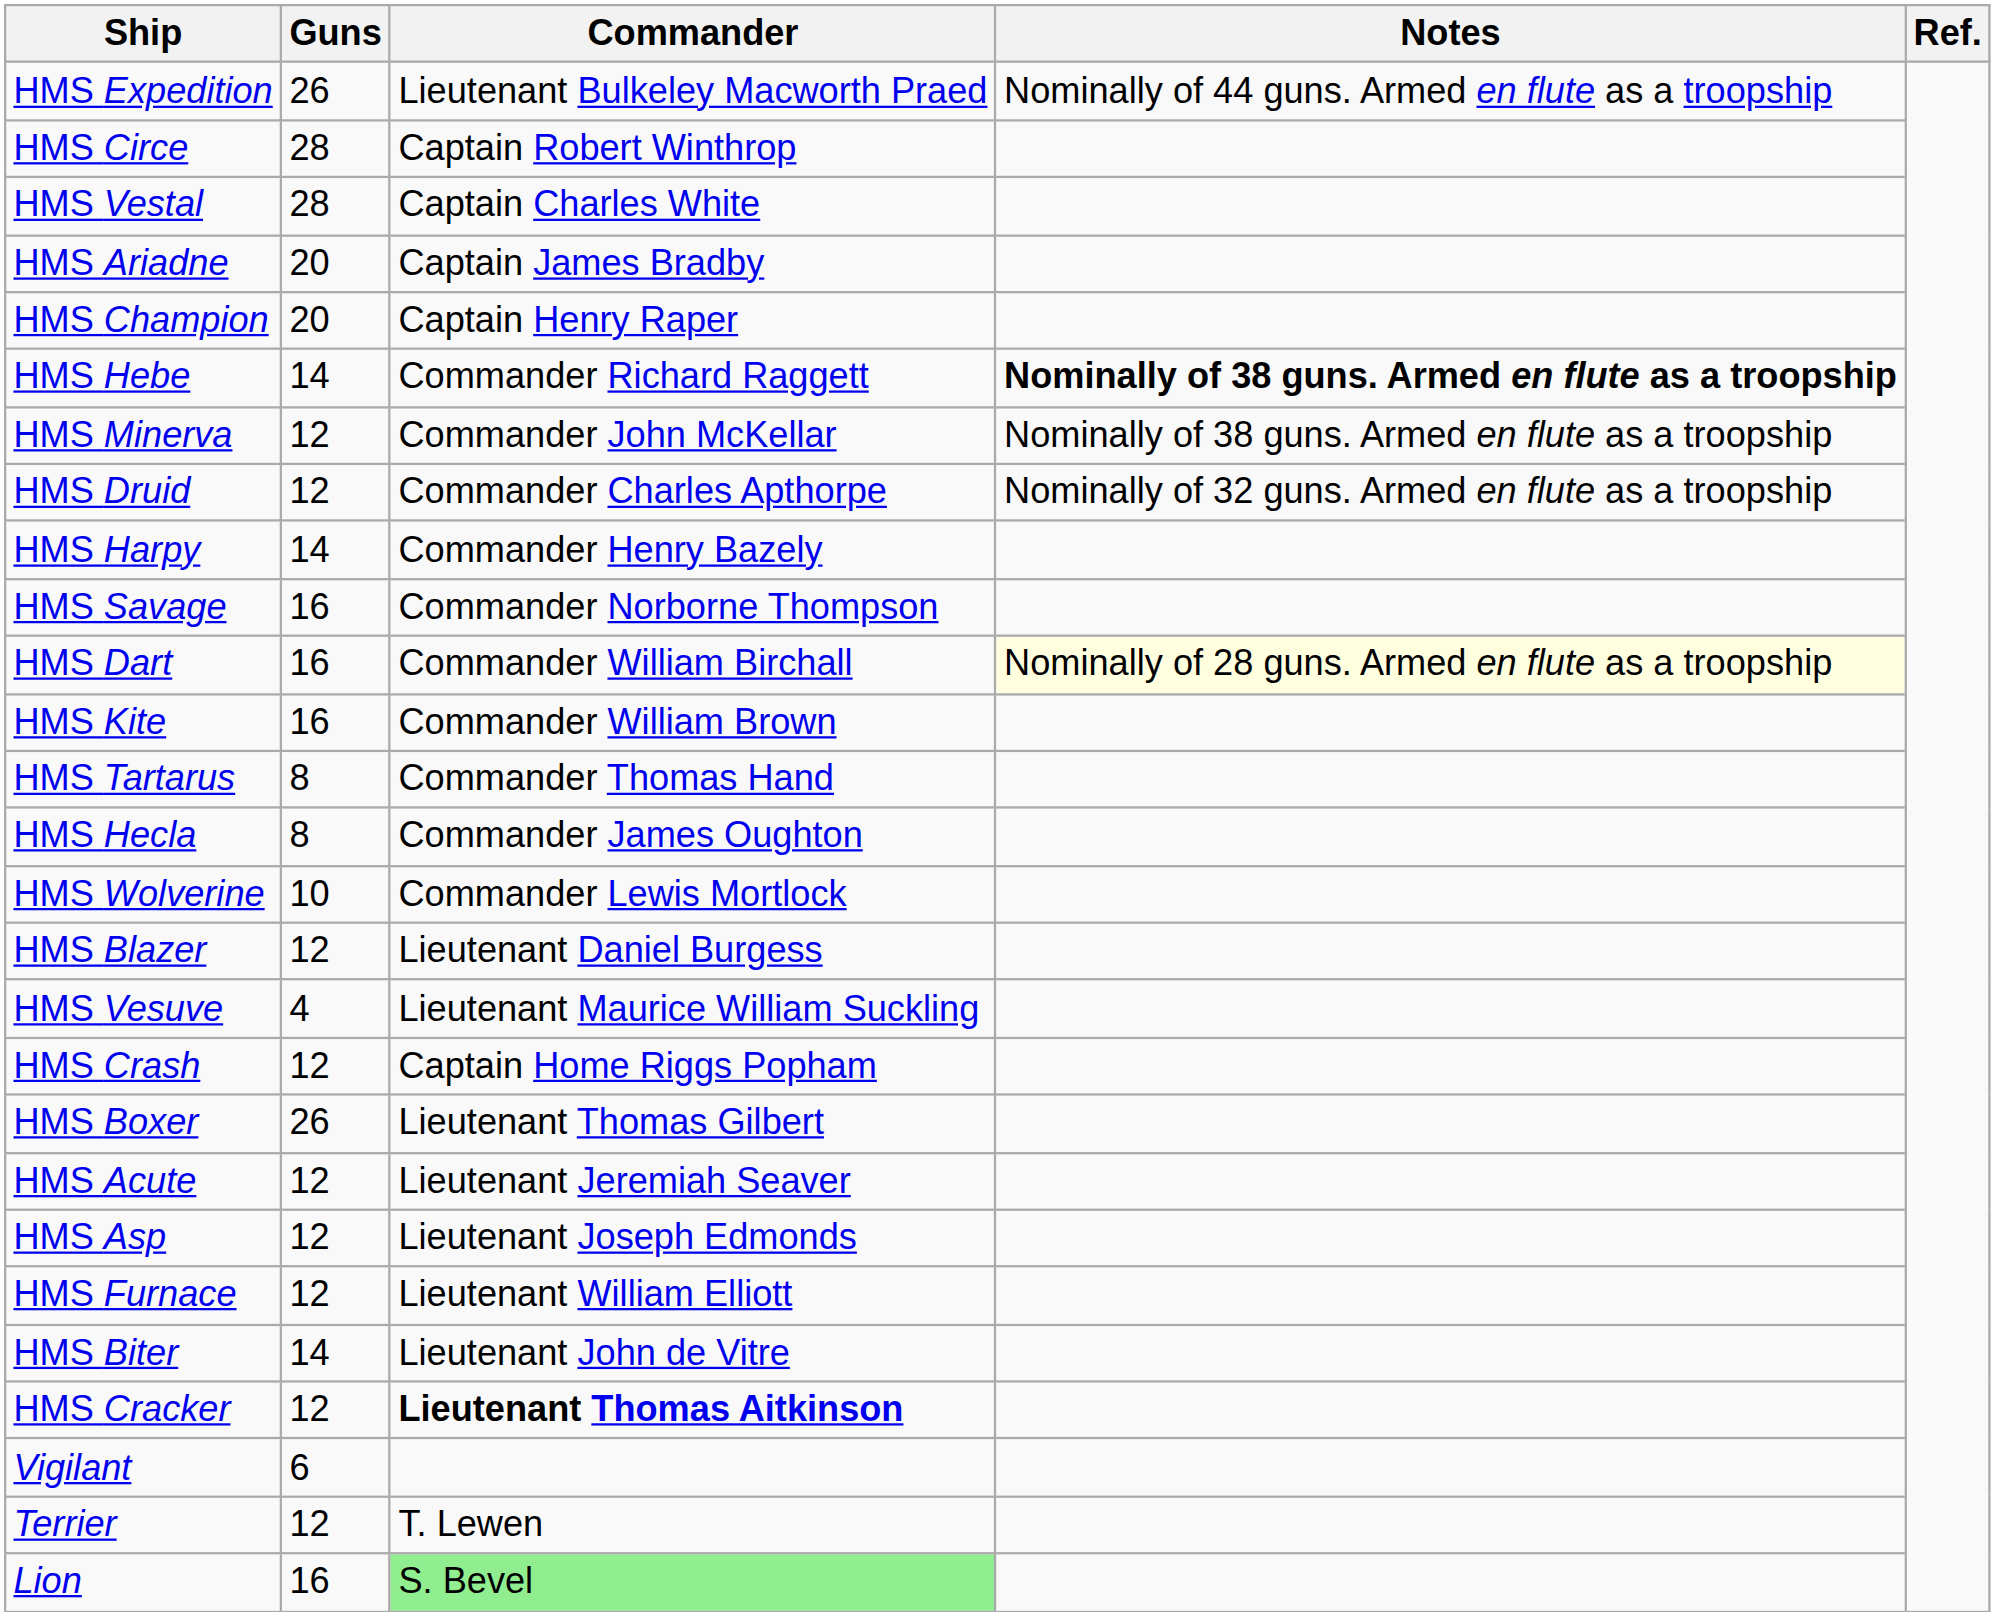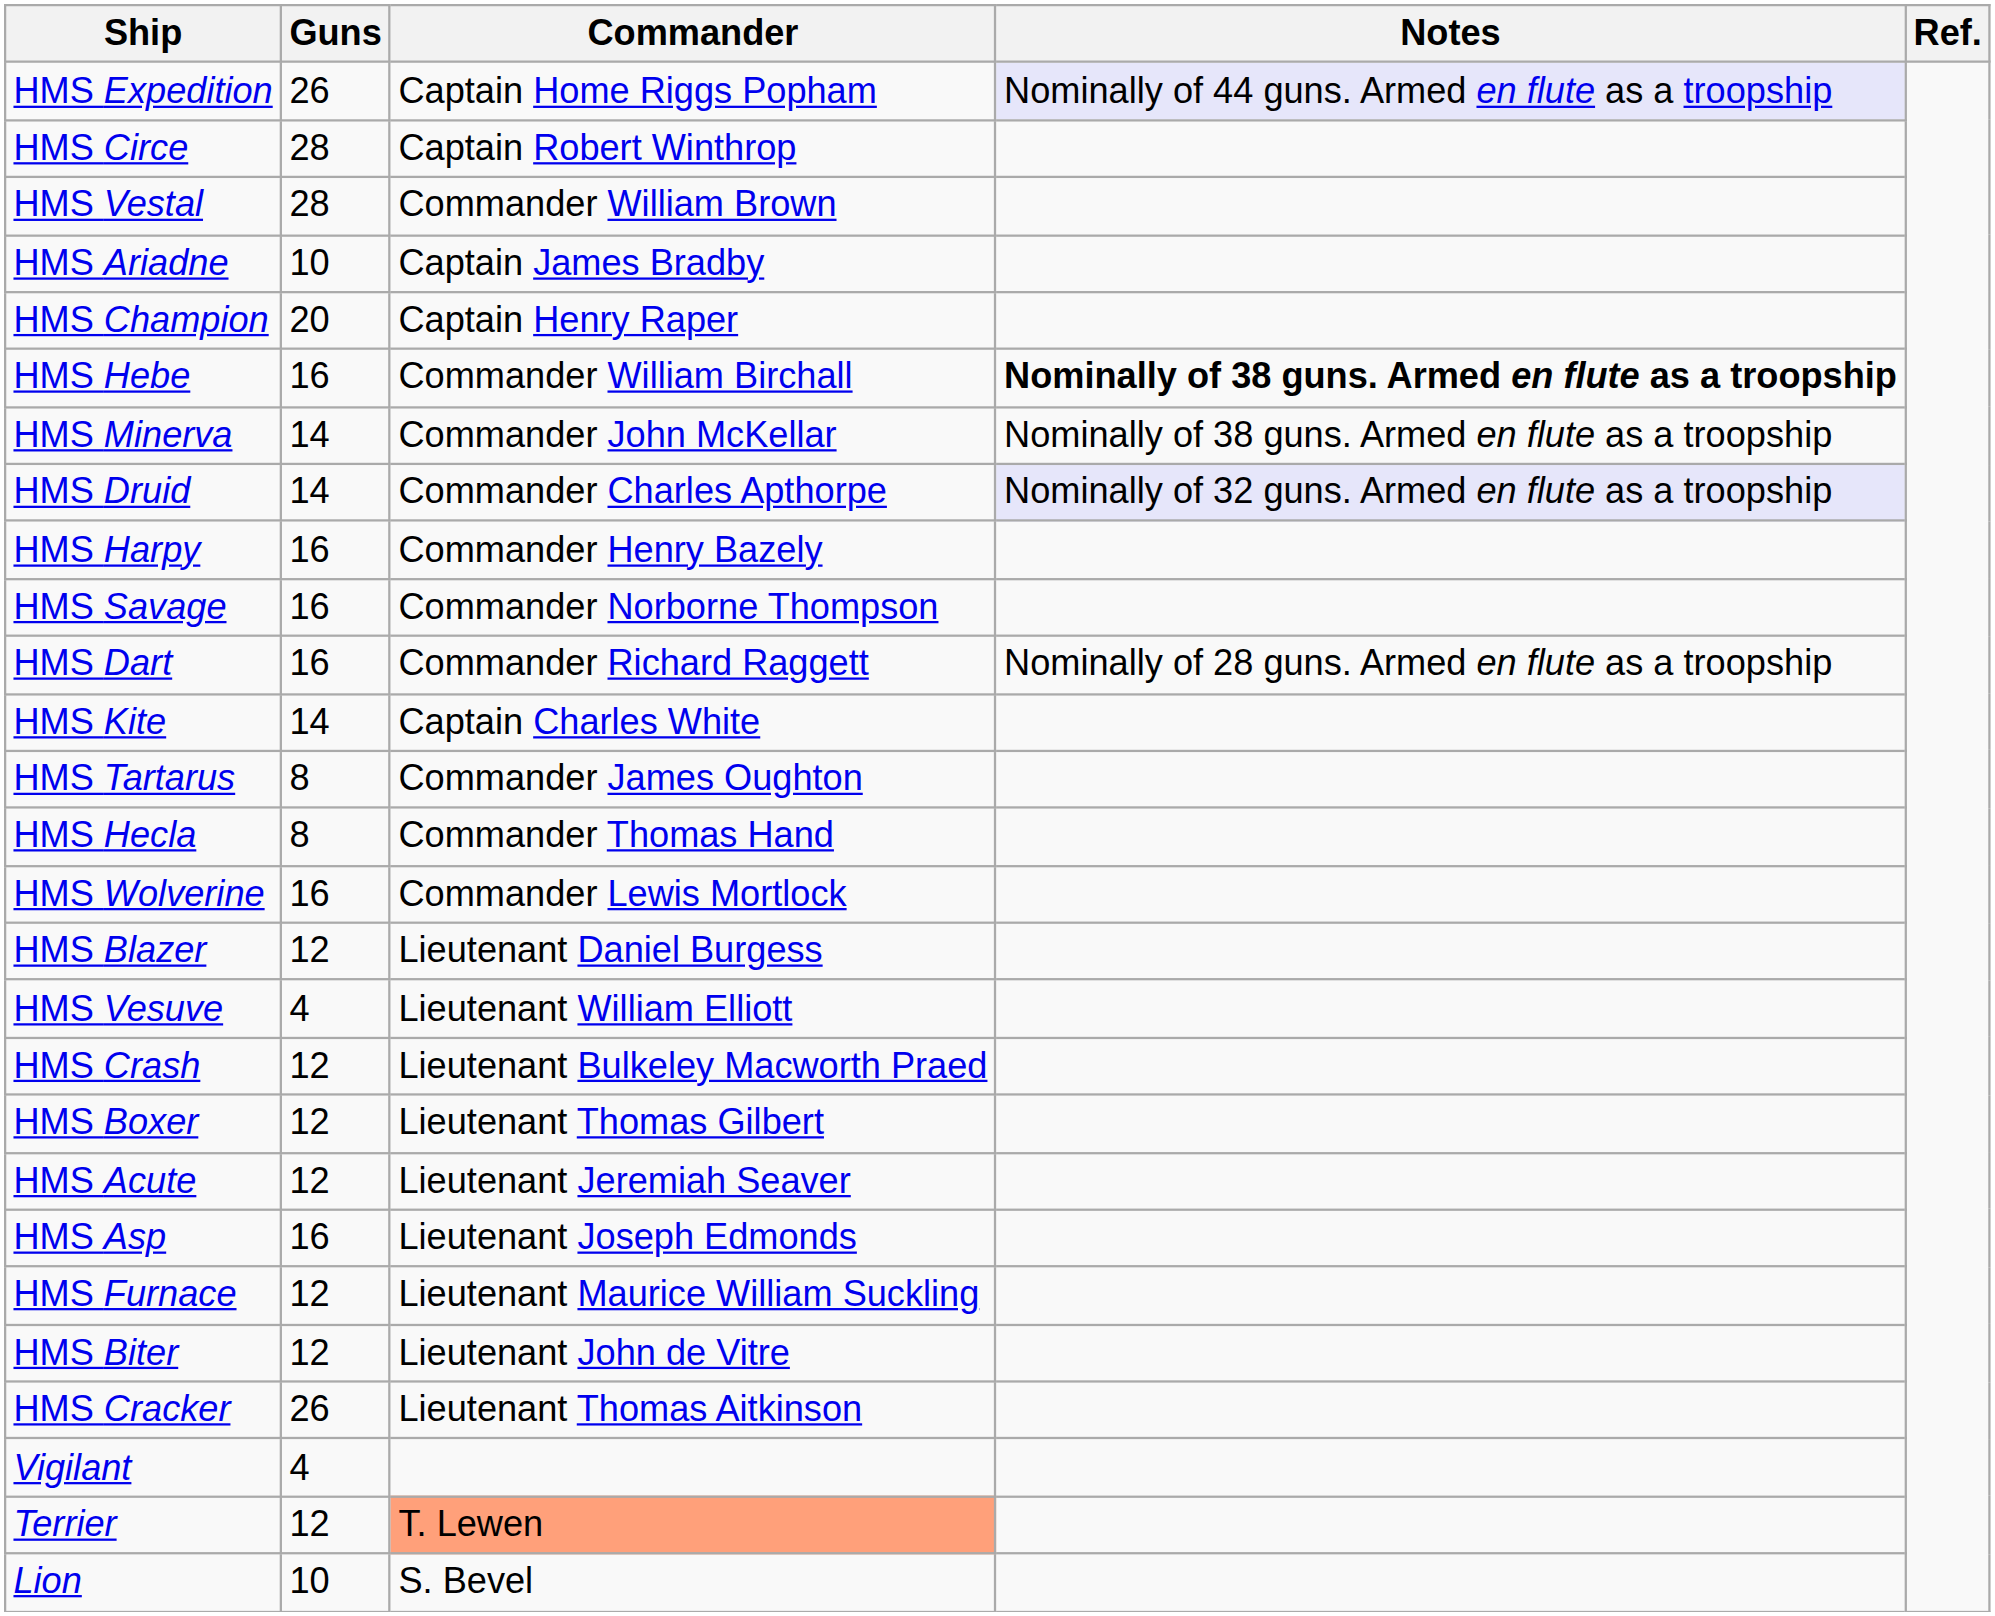(693, 90) Lieutenant Bulkeley Macworth Praed -> (638, 90) Captain Home Riggs Popham
(1418, 90) no background -> (1418, 90) lavender background
(579, 205) Captain Charles White -> (618, 205) Commander William Brown
(310, 262) 20 -> (310, 262) 10
(310, 377) 14 -> (310, 377) 16
(634, 377) Commander Richard Raggett -> (626, 377) Commander William Birchall
(310, 434) 12 -> (310, 434) 14
(310, 491) 12 -> (310, 491) 14
(1418, 491) no background -> (1418, 491) lavender background
(310, 549) 14 -> (310, 549) 16
(626, 663) Commander William Birchall -> (634, 663) Commander Richard Raggett
(1418, 663) lightyellow background -> (1418, 663) no background
(310, 721) 16 -> (310, 721) 14
(618, 721) Commander William Brown -> (579, 721) Captain Charles White
(616, 778) Commander Thomas Hand -> (631, 778) Commander James Oughton
(631, 836) Commander James Oughton -> (616, 836) Commander Thomas Hand
(310, 893) 10 -> (310, 893) 16
(689, 1008) Lieutenant Maurice William Suckling -> (595, 1008) Lieutenant William Elliott
(638, 1065) Captain Home Riggs Popham -> (693, 1065) Lieutenant Bulkeley Macworth Praed
(310, 1122) 26 -> (310, 1122) 12
(310, 1237) 12 -> (310, 1237) 16
(595, 1294) Lieutenant William Elliott -> (689, 1294) Lieutenant Maurice William Suckling
(310, 1352) 14 -> (310, 1352) 12
(310, 1409) 12 -> (310, 1409) 26
(651, 1409) bold -> (630, 1409) normal
(299, 1466) 6 -> (299, 1466) 4
(471, 1524) no background -> (471, 1524) lightsalmon background
(310, 1581) 16 -> (310, 1581) 10
(466, 1581) lightgreen background -> (466, 1581) no background
